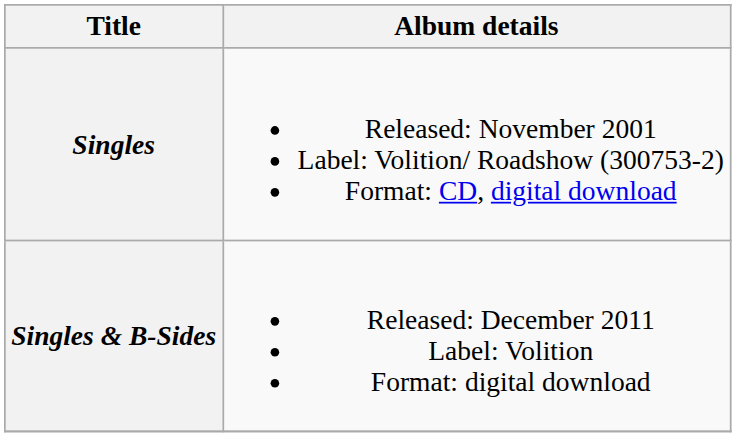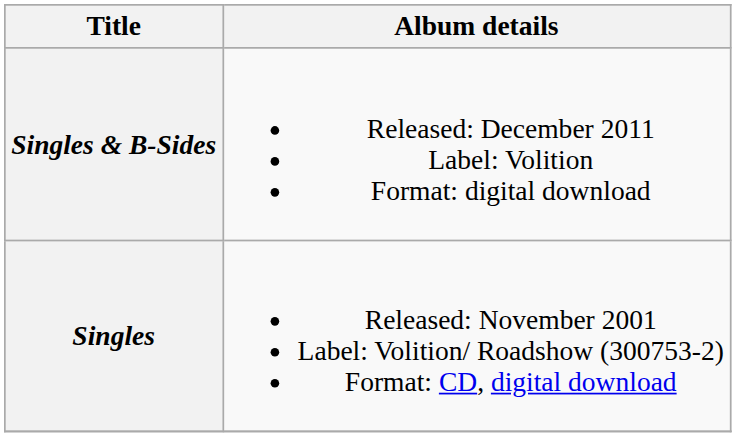rows swapped: (114, 143) <-> (114, 335)
